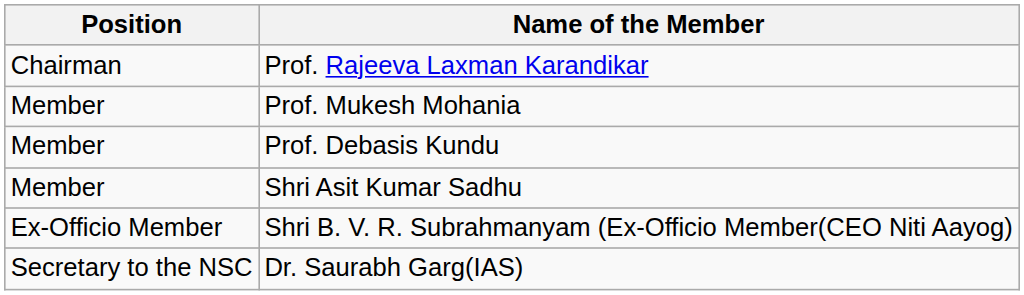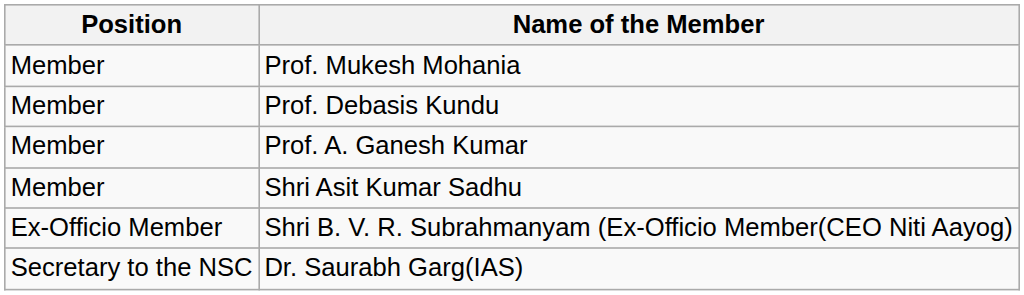- row: (456, 65)
+ row: (396, 146)
